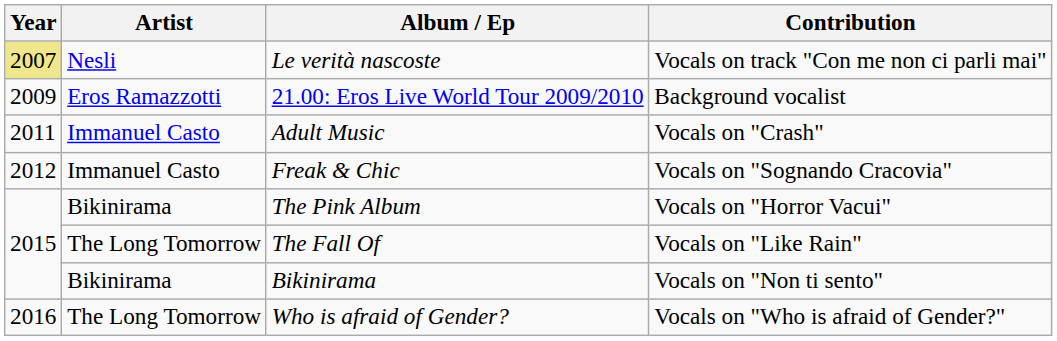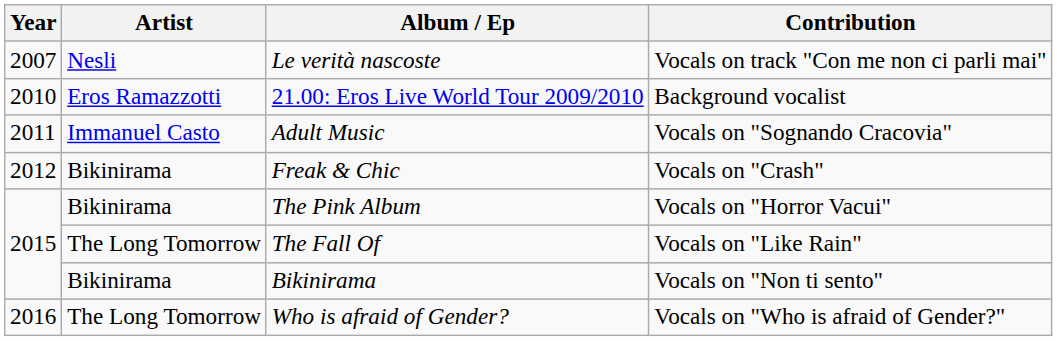(33, 59) khaki background -> (33, 59) no background
(33, 96) 2009 -> (33, 96) 2010
(739, 133) Vocals on "Crash" -> (803, 133) Vocals on "Sognando Cracovia"
(144, 170) Immanuel Casto -> (119, 170) Bikinirama
(803, 170) Vocals on "Sognando Cracovia" -> (739, 170) Vocals on "Crash"
